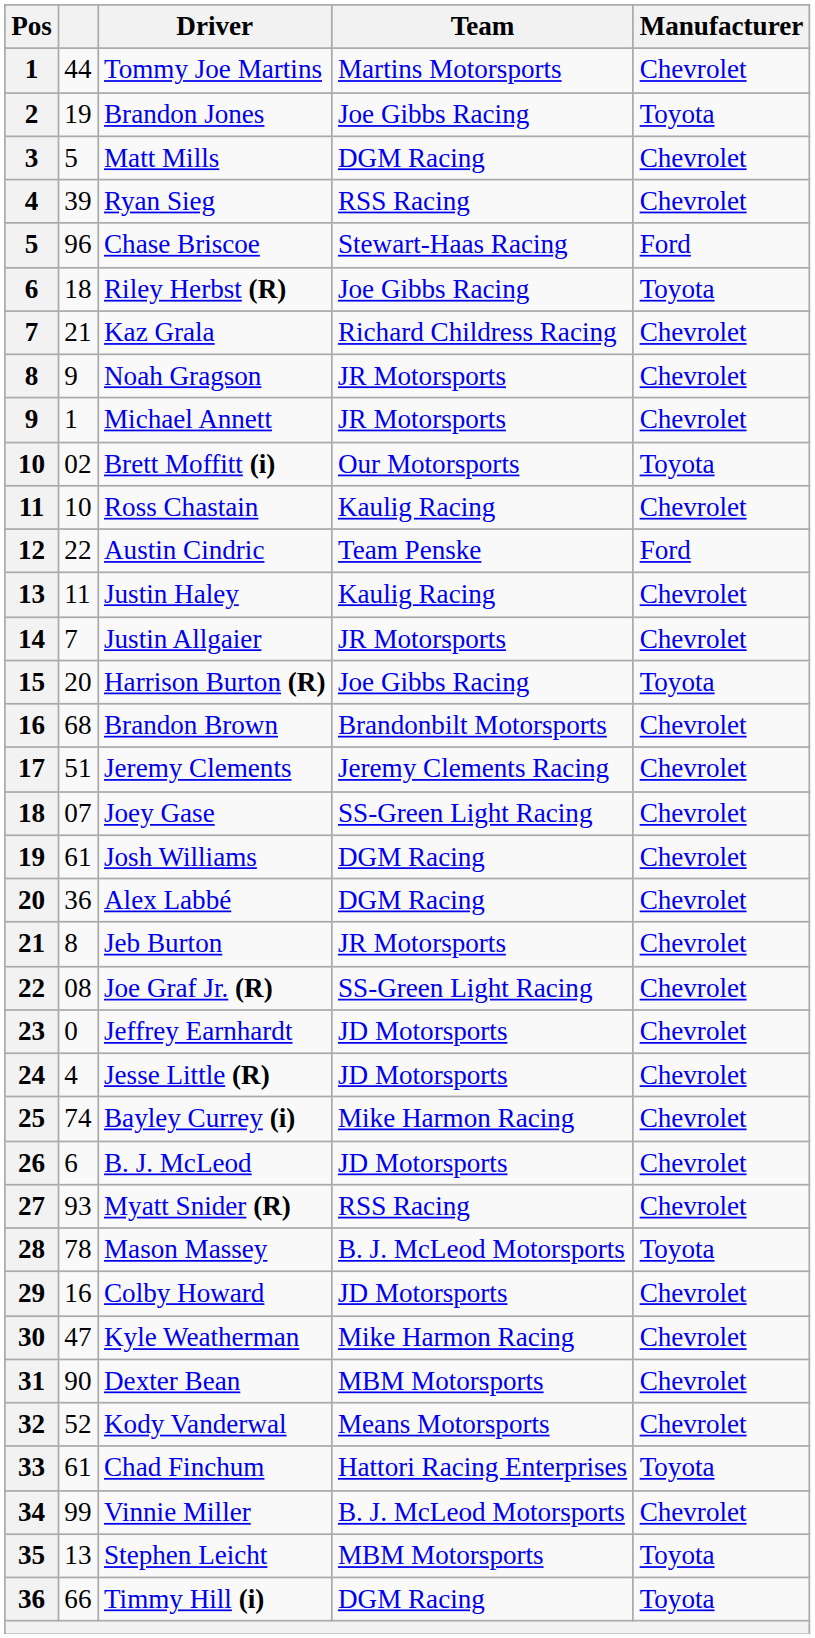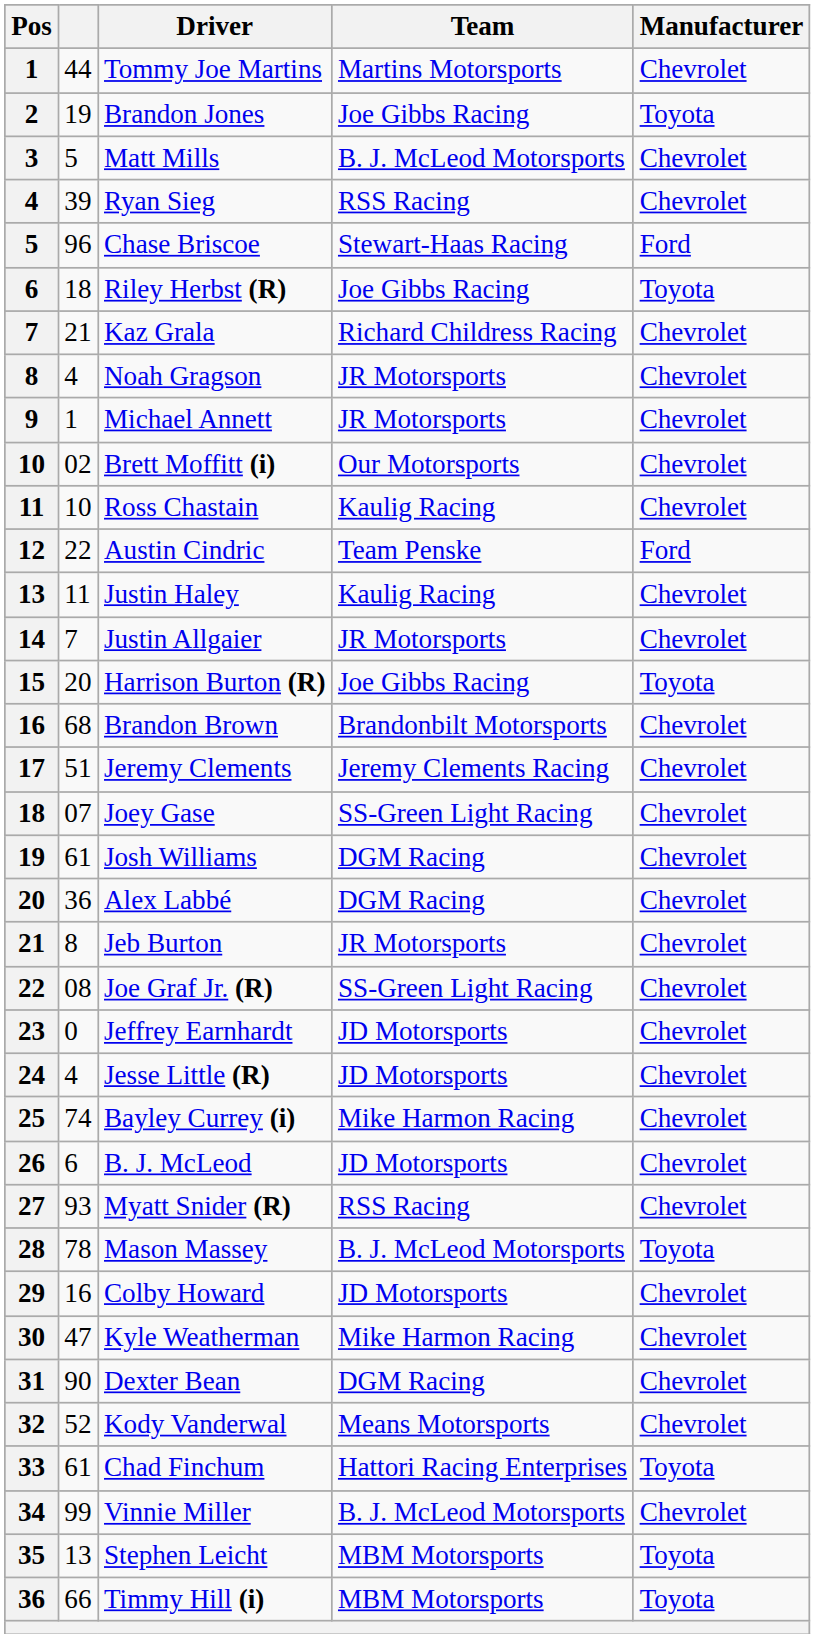(411, 157) DGM Racing -> (481, 157) B. J. McLeod Motorsports
(71, 375) 9 -> (71, 375) 4
(677, 462) Toyota -> (693, 462) Chevrolet
(441, 1380) MBM Motorsports -> (411, 1380) DGM Racing
(411, 1598) DGM Racing -> (441, 1598) MBM Motorsports
